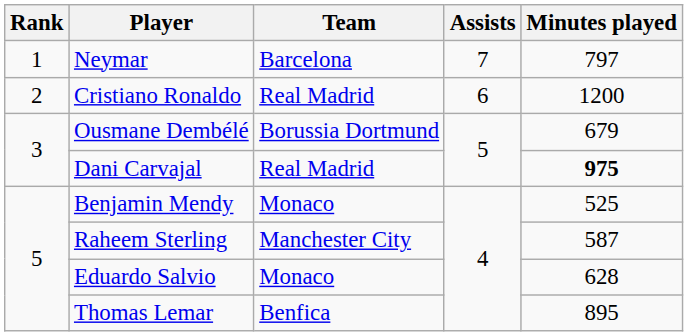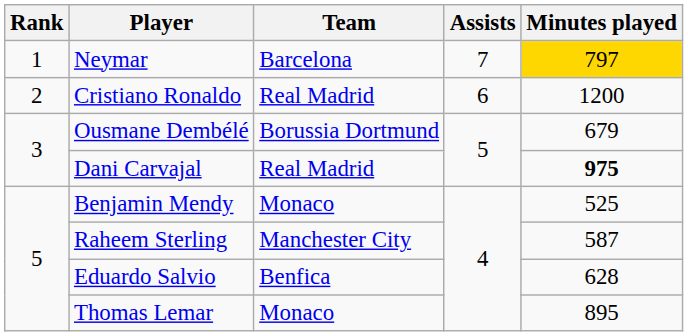(602, 58) no background -> (602, 58) gold background
(297, 276) Monaco -> (295, 276) Benfica
(295, 312) Benfica -> (297, 312) Monaco
